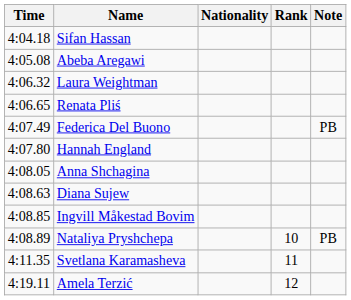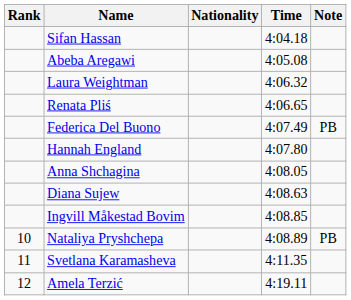columns swapped: (291, 15) <-> (29, 15)
